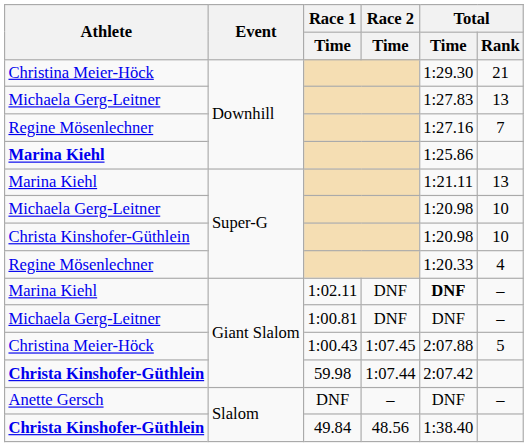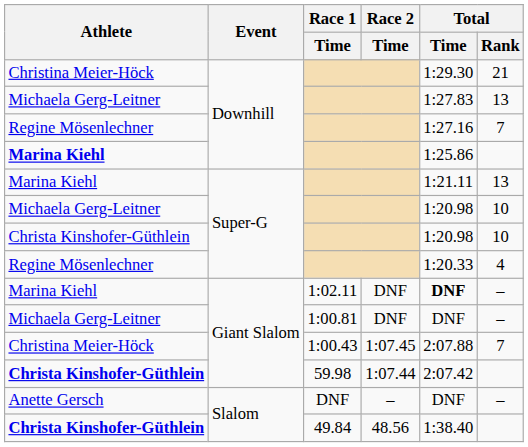(500, 346) 5 -> (500, 346) 7
